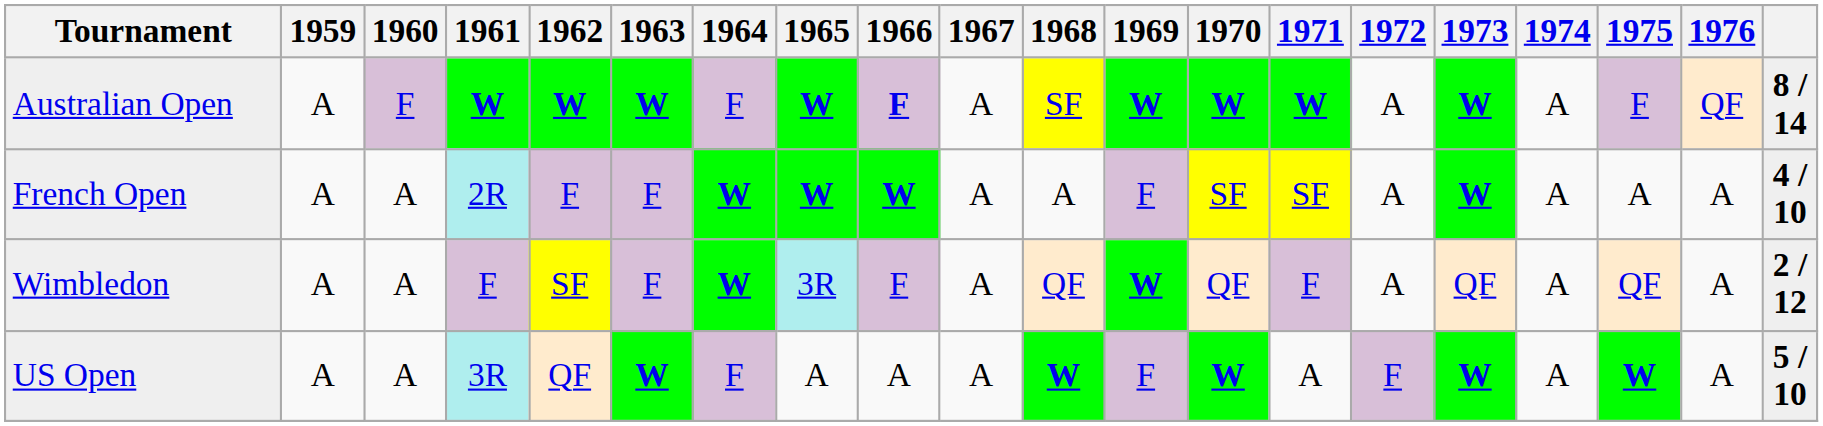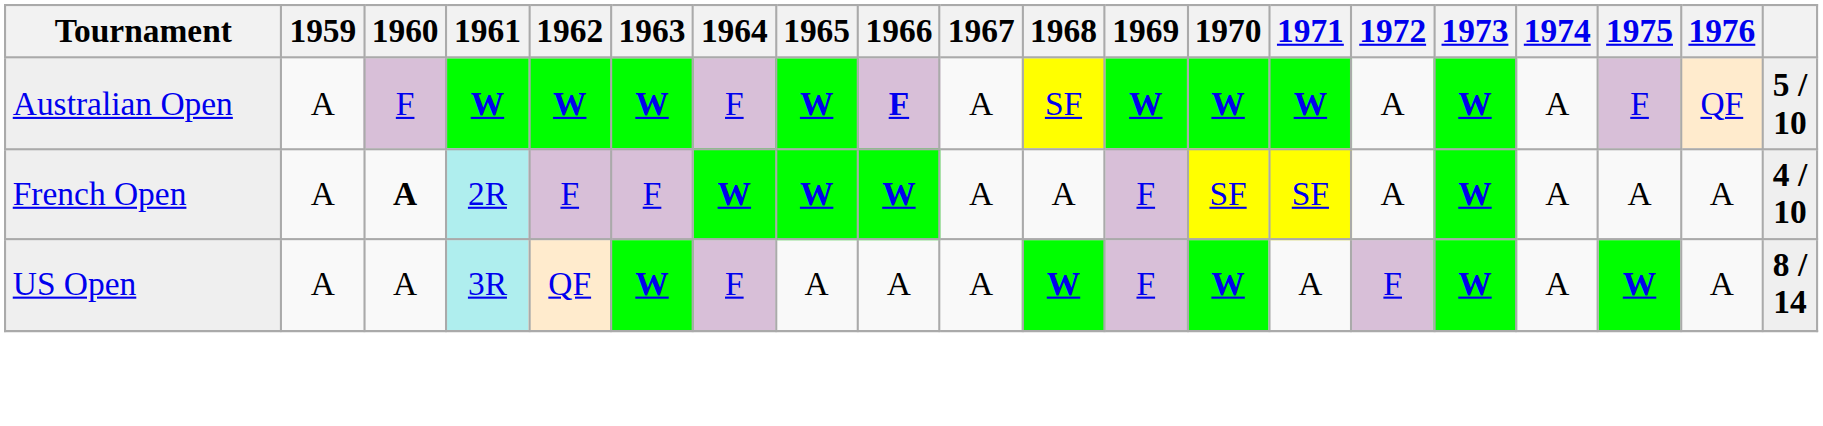(1790, 102) 8 / 14 -> (1790, 102) 5 / 10
(405, 193) normal -> (405, 193) bold
- row: (91, 284)
(1790, 374) 5 / 10 -> (1790, 284) 8 / 14
